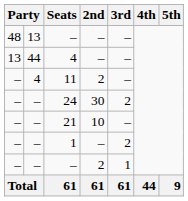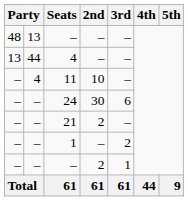(101, 79) 2 -> (98, 79) 10
(128, 100) 2 -> (128, 100) 6
(98, 121) 10 -> (101, 121) 2
